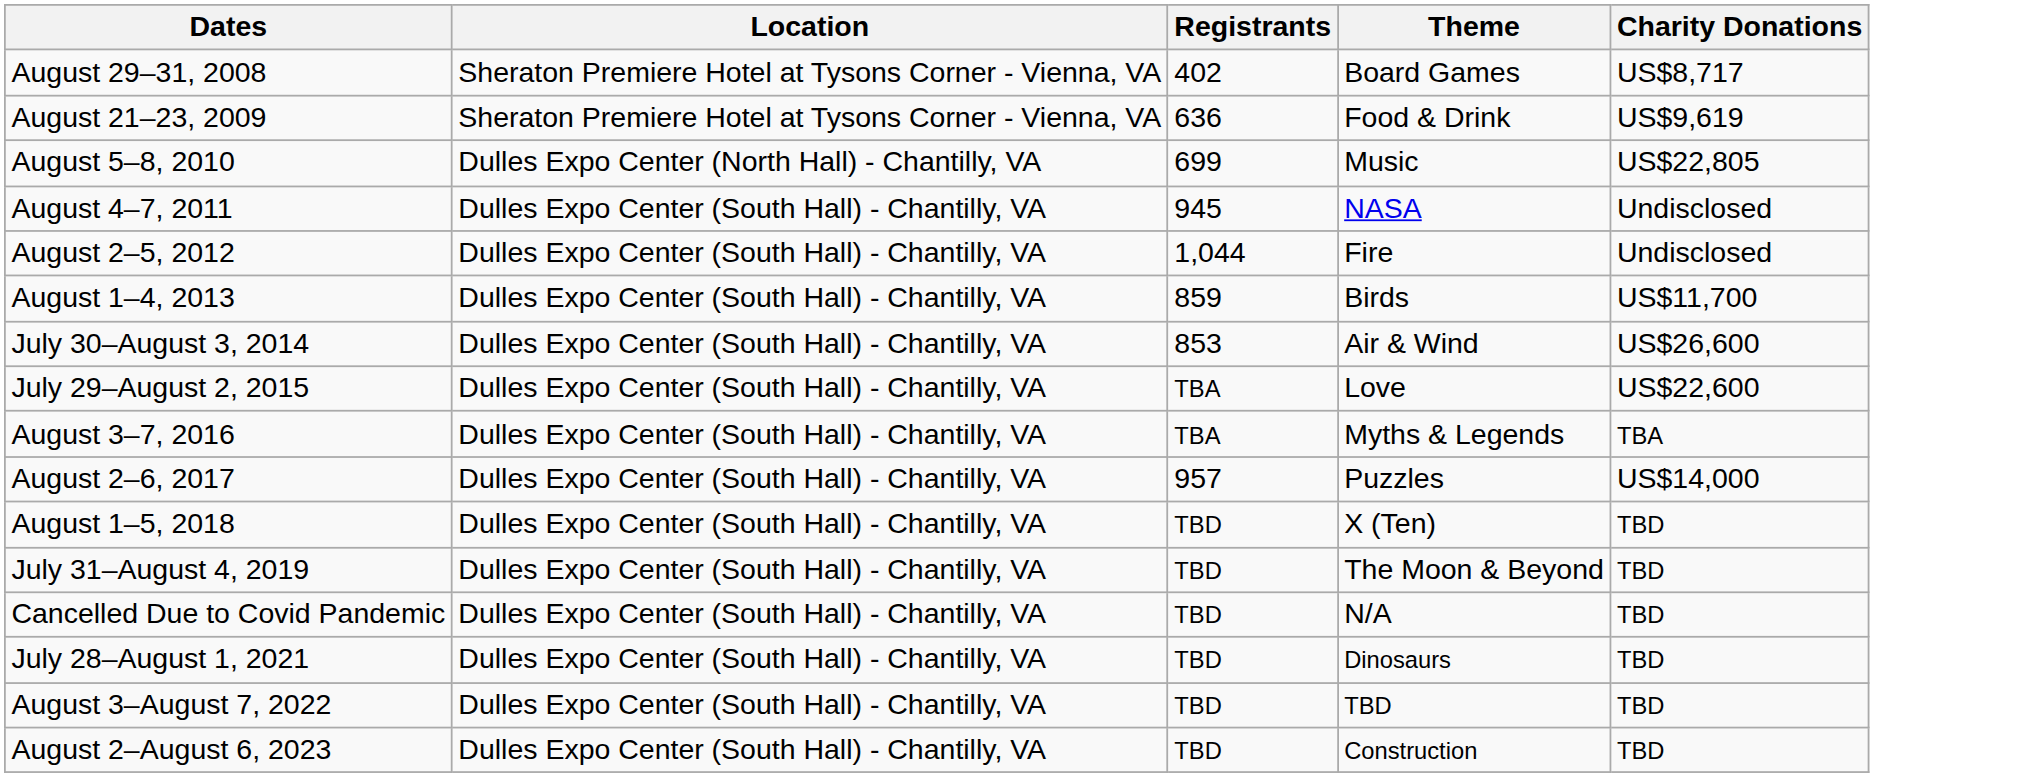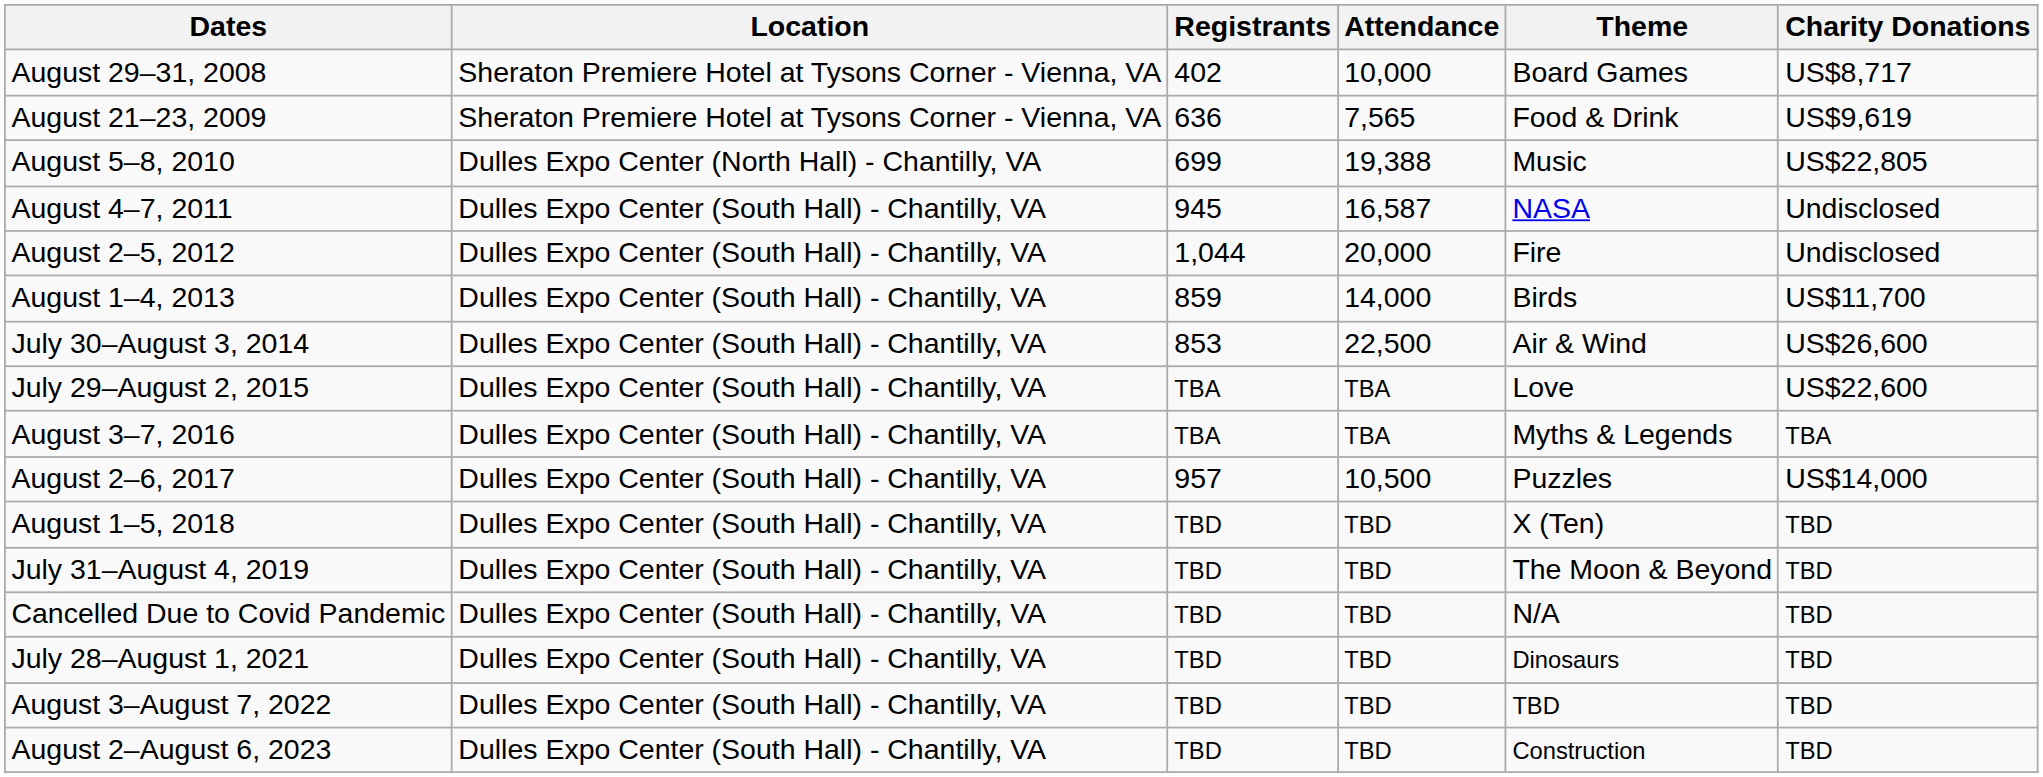+ column: (1422, 27)
